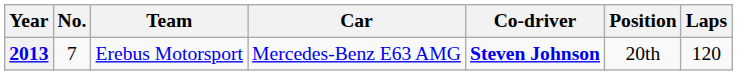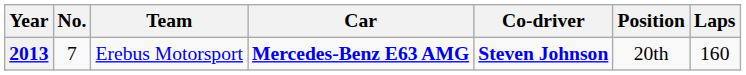(356, 53) normal -> (361, 53) bold
(706, 53) 120 -> (715, 53) 160
